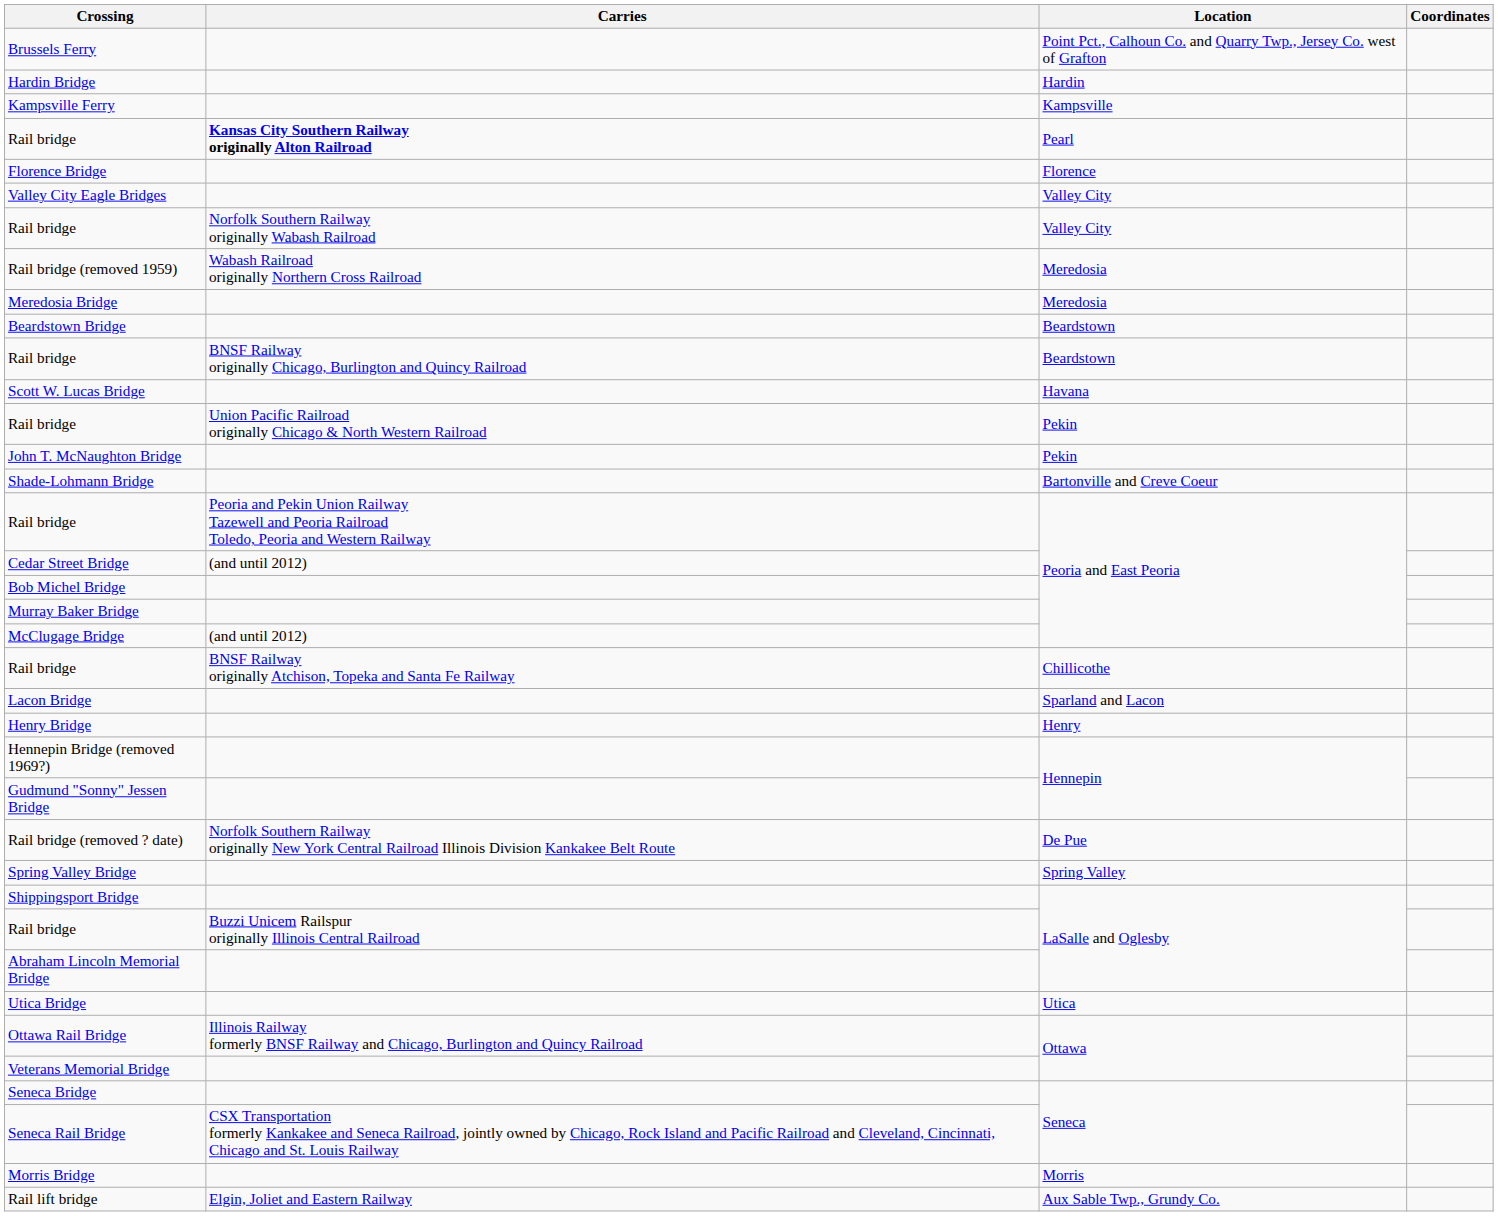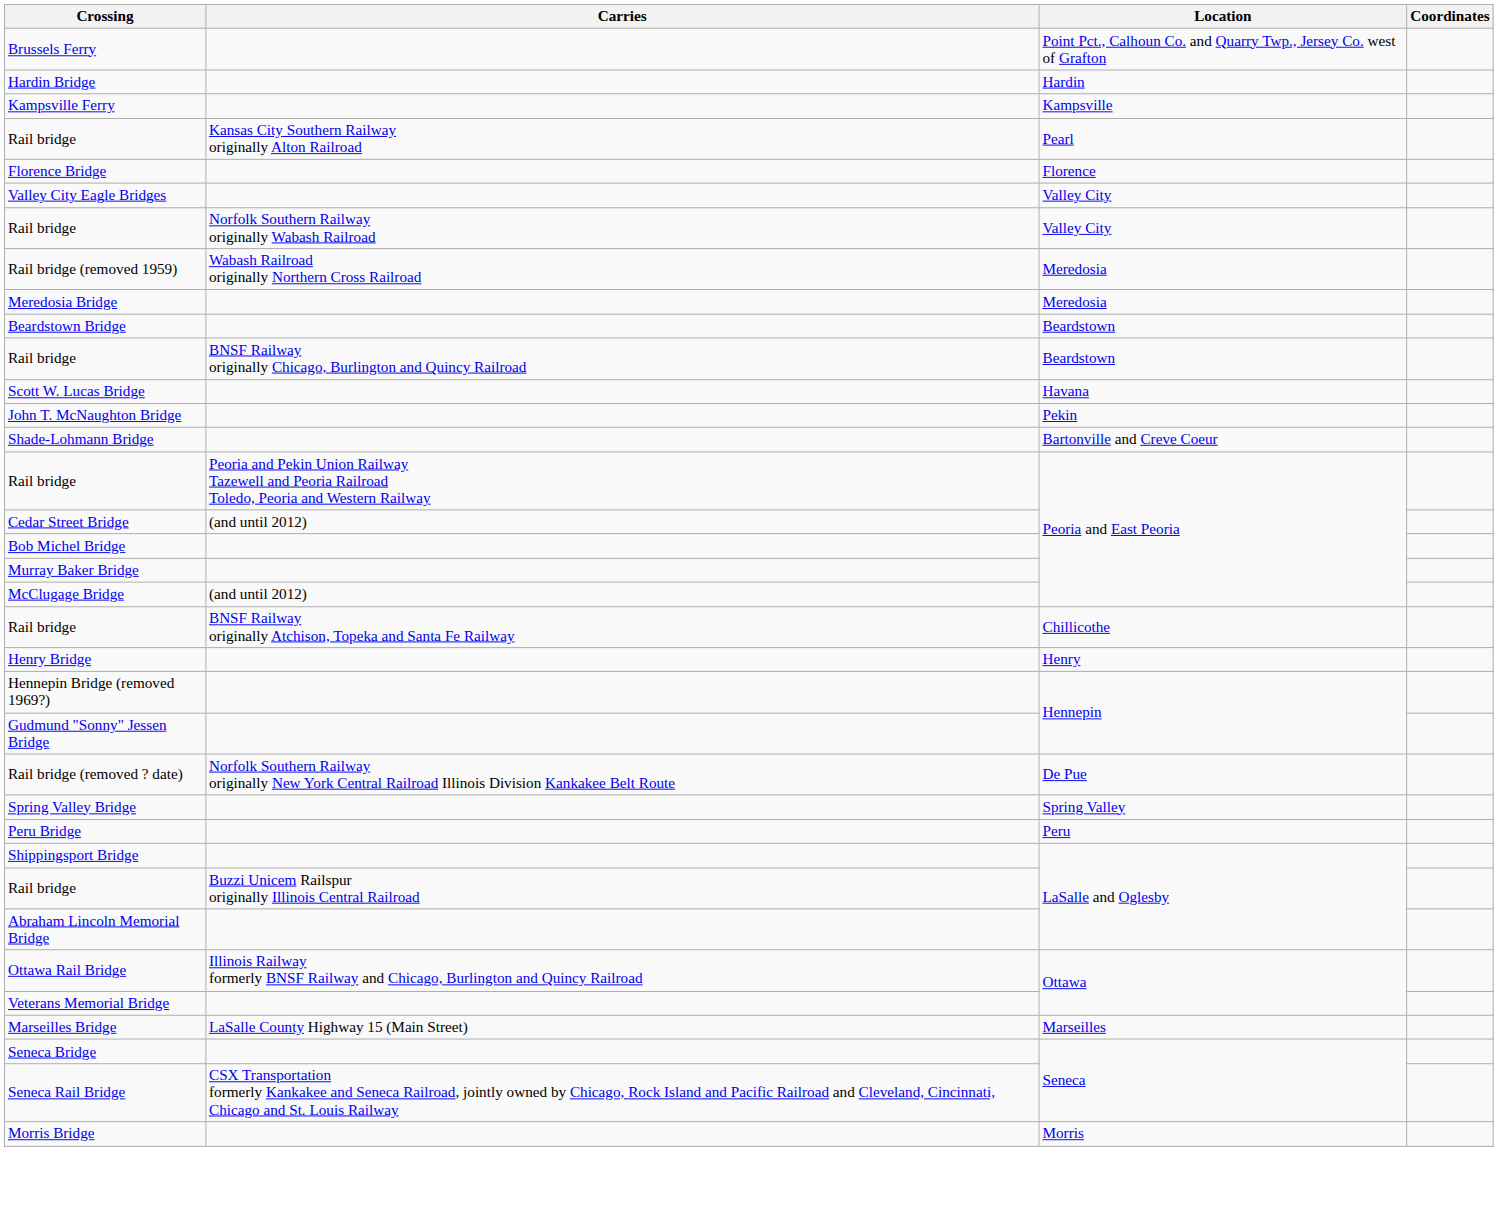(309, 138) bold -> (303, 138) normal
- row: (42, 423)
- row: (50, 700)
+ row: (44, 831)
- row: (47, 1003)
+ row: (62, 1027)
- row: (53, 1199)
